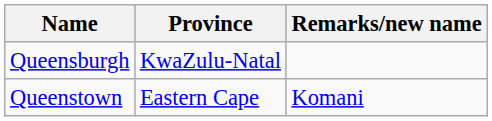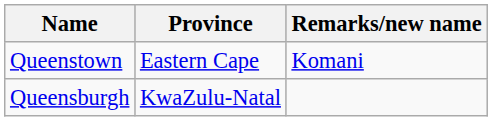rows swapped: (70, 60) <-> (66, 97)
